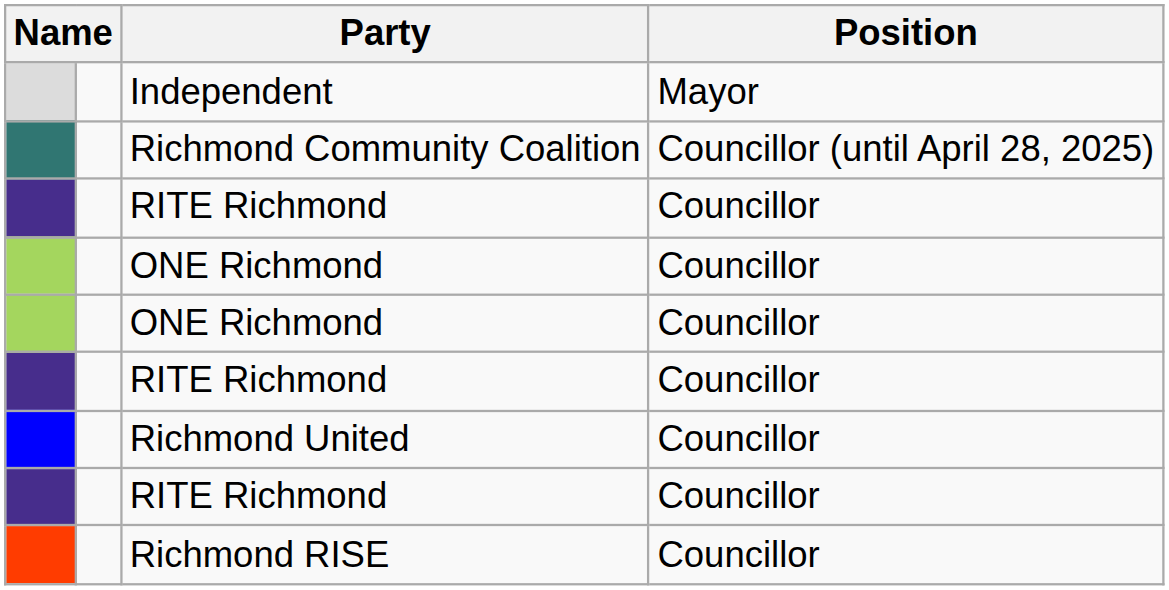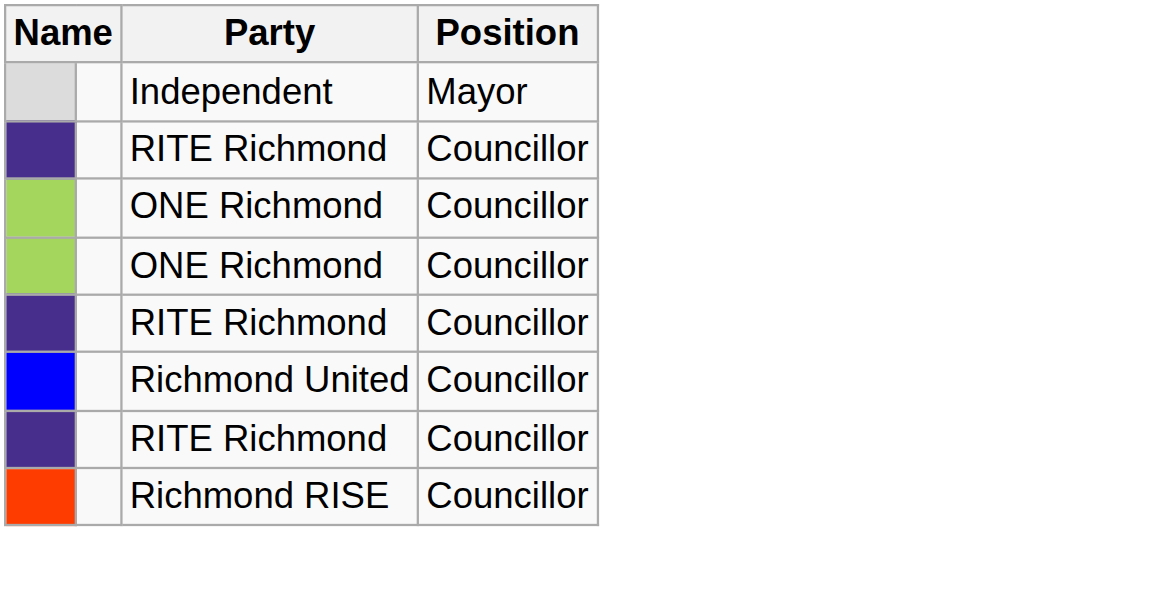- row: (385, 149)
